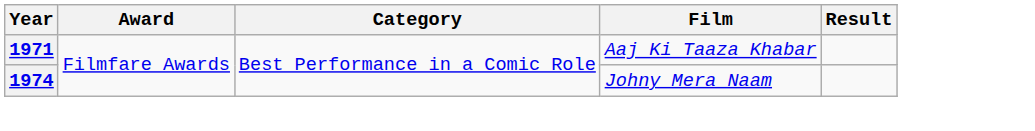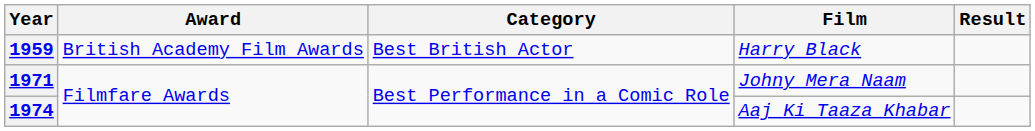+ row: (31, 50)
(711, 50) Aaj Ki Taaza Khabar -> (822, 80) Johny Mera Naam
(688, 80) Johny Mera Naam -> (845, 111) Aaj Ki Taaza Khabar
